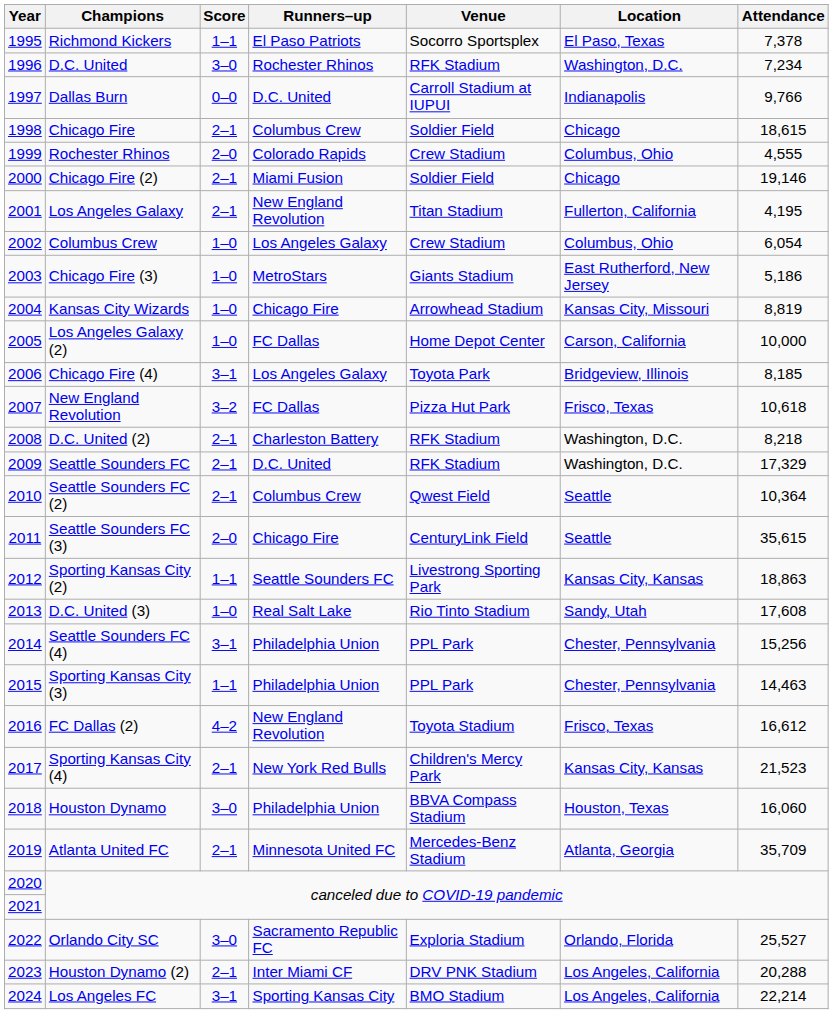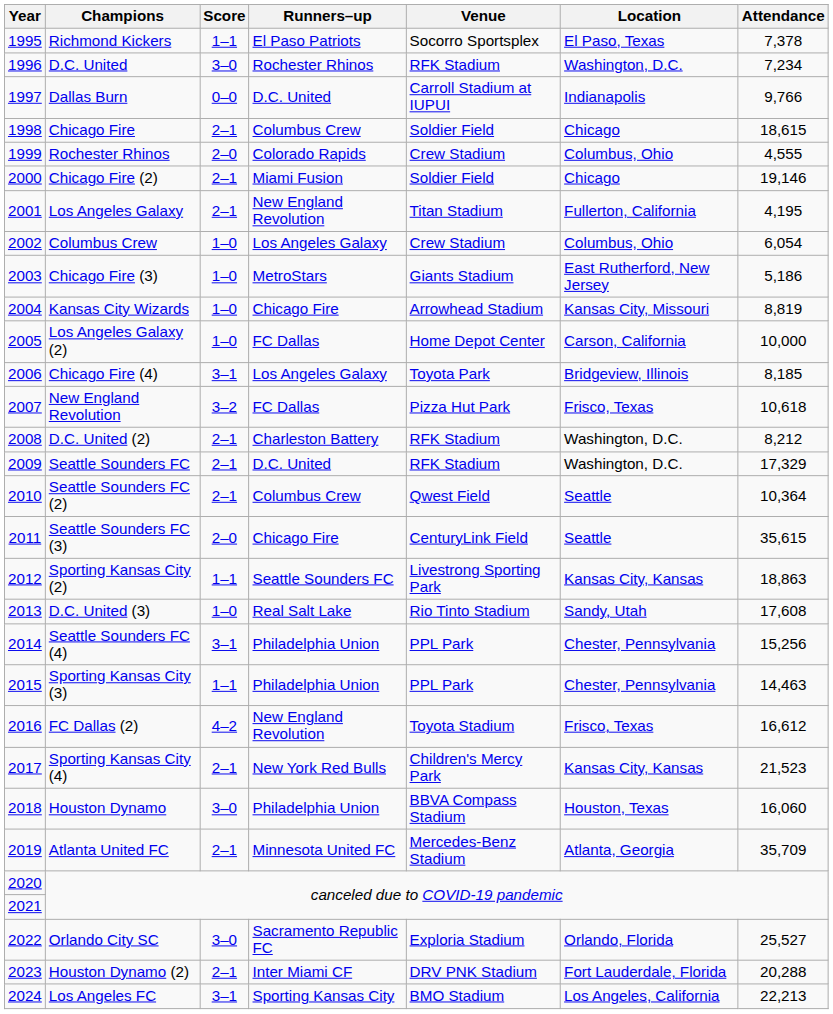(783, 439) 8,218 -> (783, 439) 8,212
(642, 972) Los Angeles, California -> (645, 972) Fort Lauderdale, Florida
(783, 996) 22,214 -> (783, 996) 22,213
